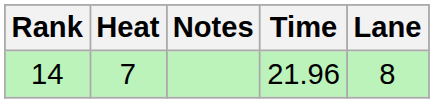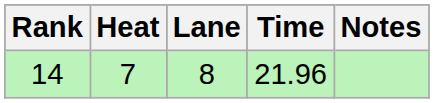columns swapped: (387, 27) <-> (213, 27)
